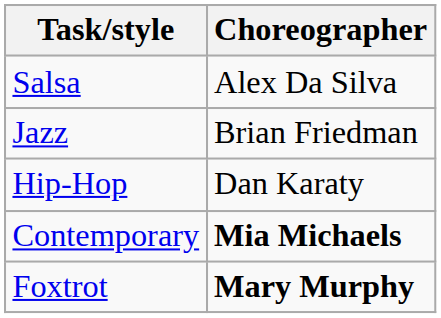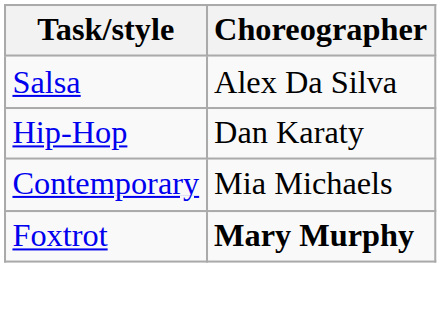- row: (40, 132)
(308, 235) bold -> (303, 183) normal
